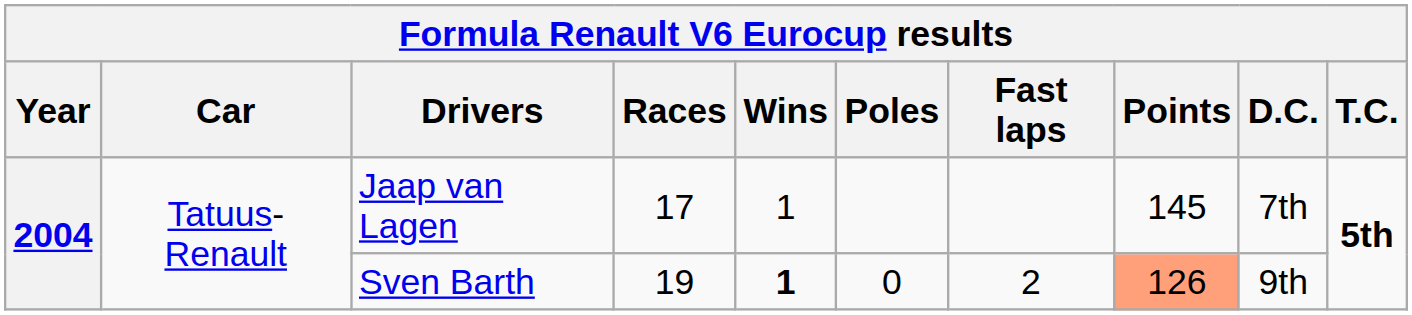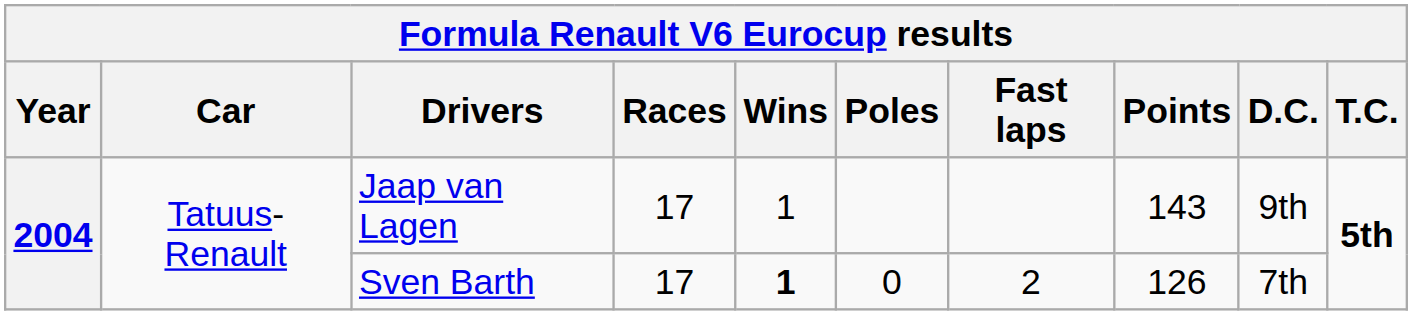(1177, 206) 145 -> (1177, 206) 143
(1283, 206) 7th -> (1283, 206) 9th
(674, 282) 19 -> (674, 282) 17
(1177, 282) lightsalmon background -> (1177, 282) no background
(1283, 282) 9th -> (1283, 282) 7th
